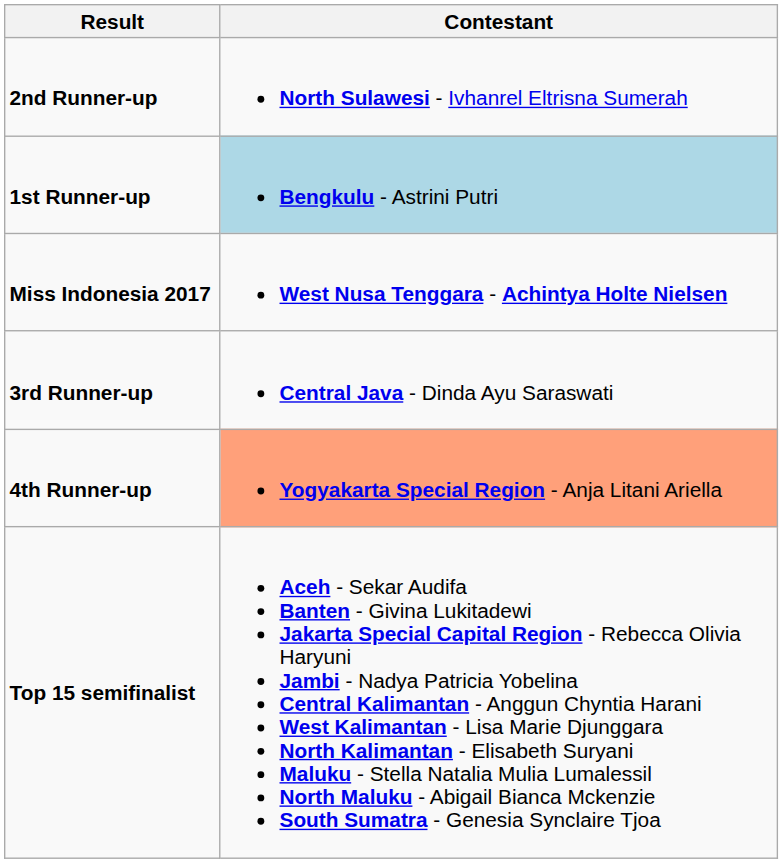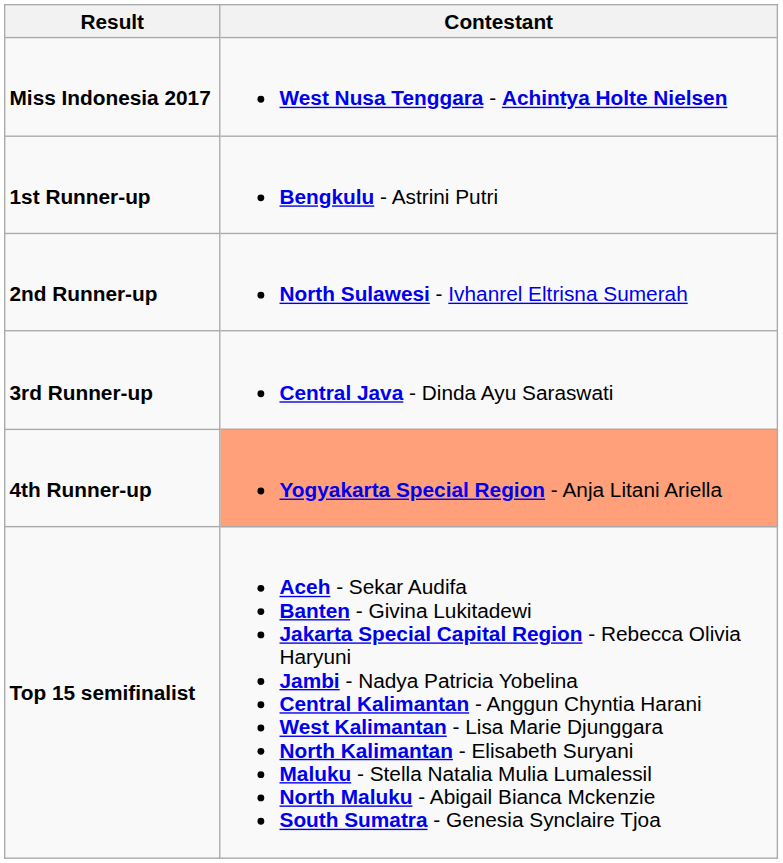rows swapped: (110, 294) <-> (84, 98)
(499, 196) lightblue background -> (499, 196) no background
